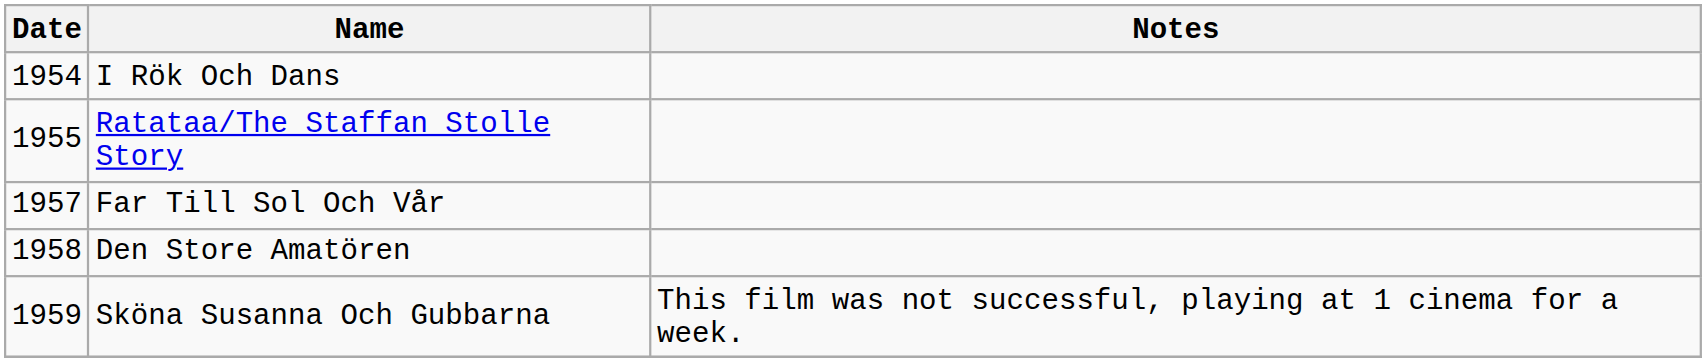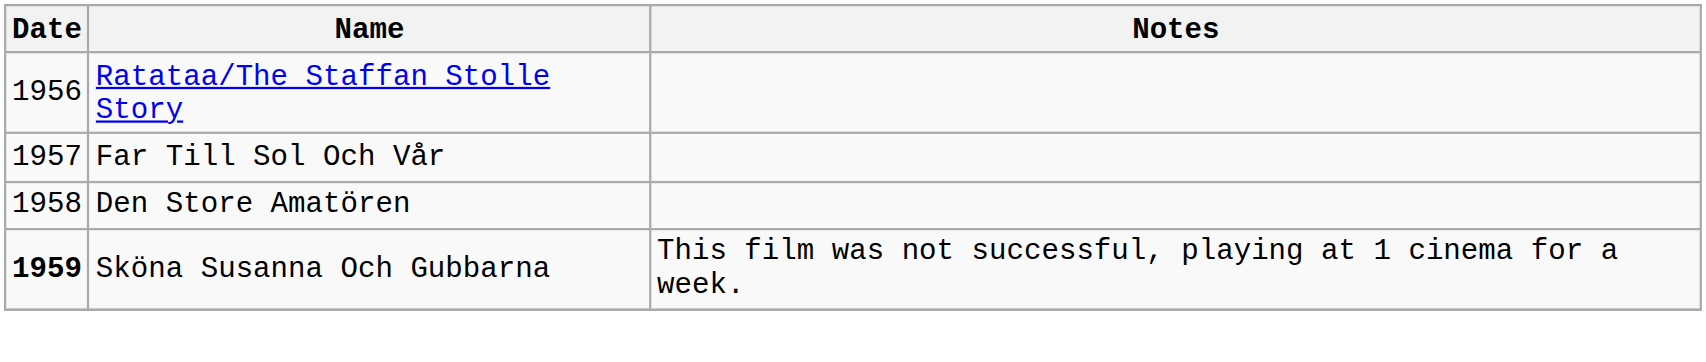- row: (218, 76)
(47, 141) 1955 -> (47, 93) 1956
(47, 317) normal -> (47, 269) bold
